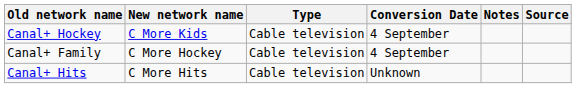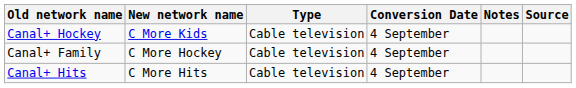(395, 73) Unknown -> (410, 73) 4 September
